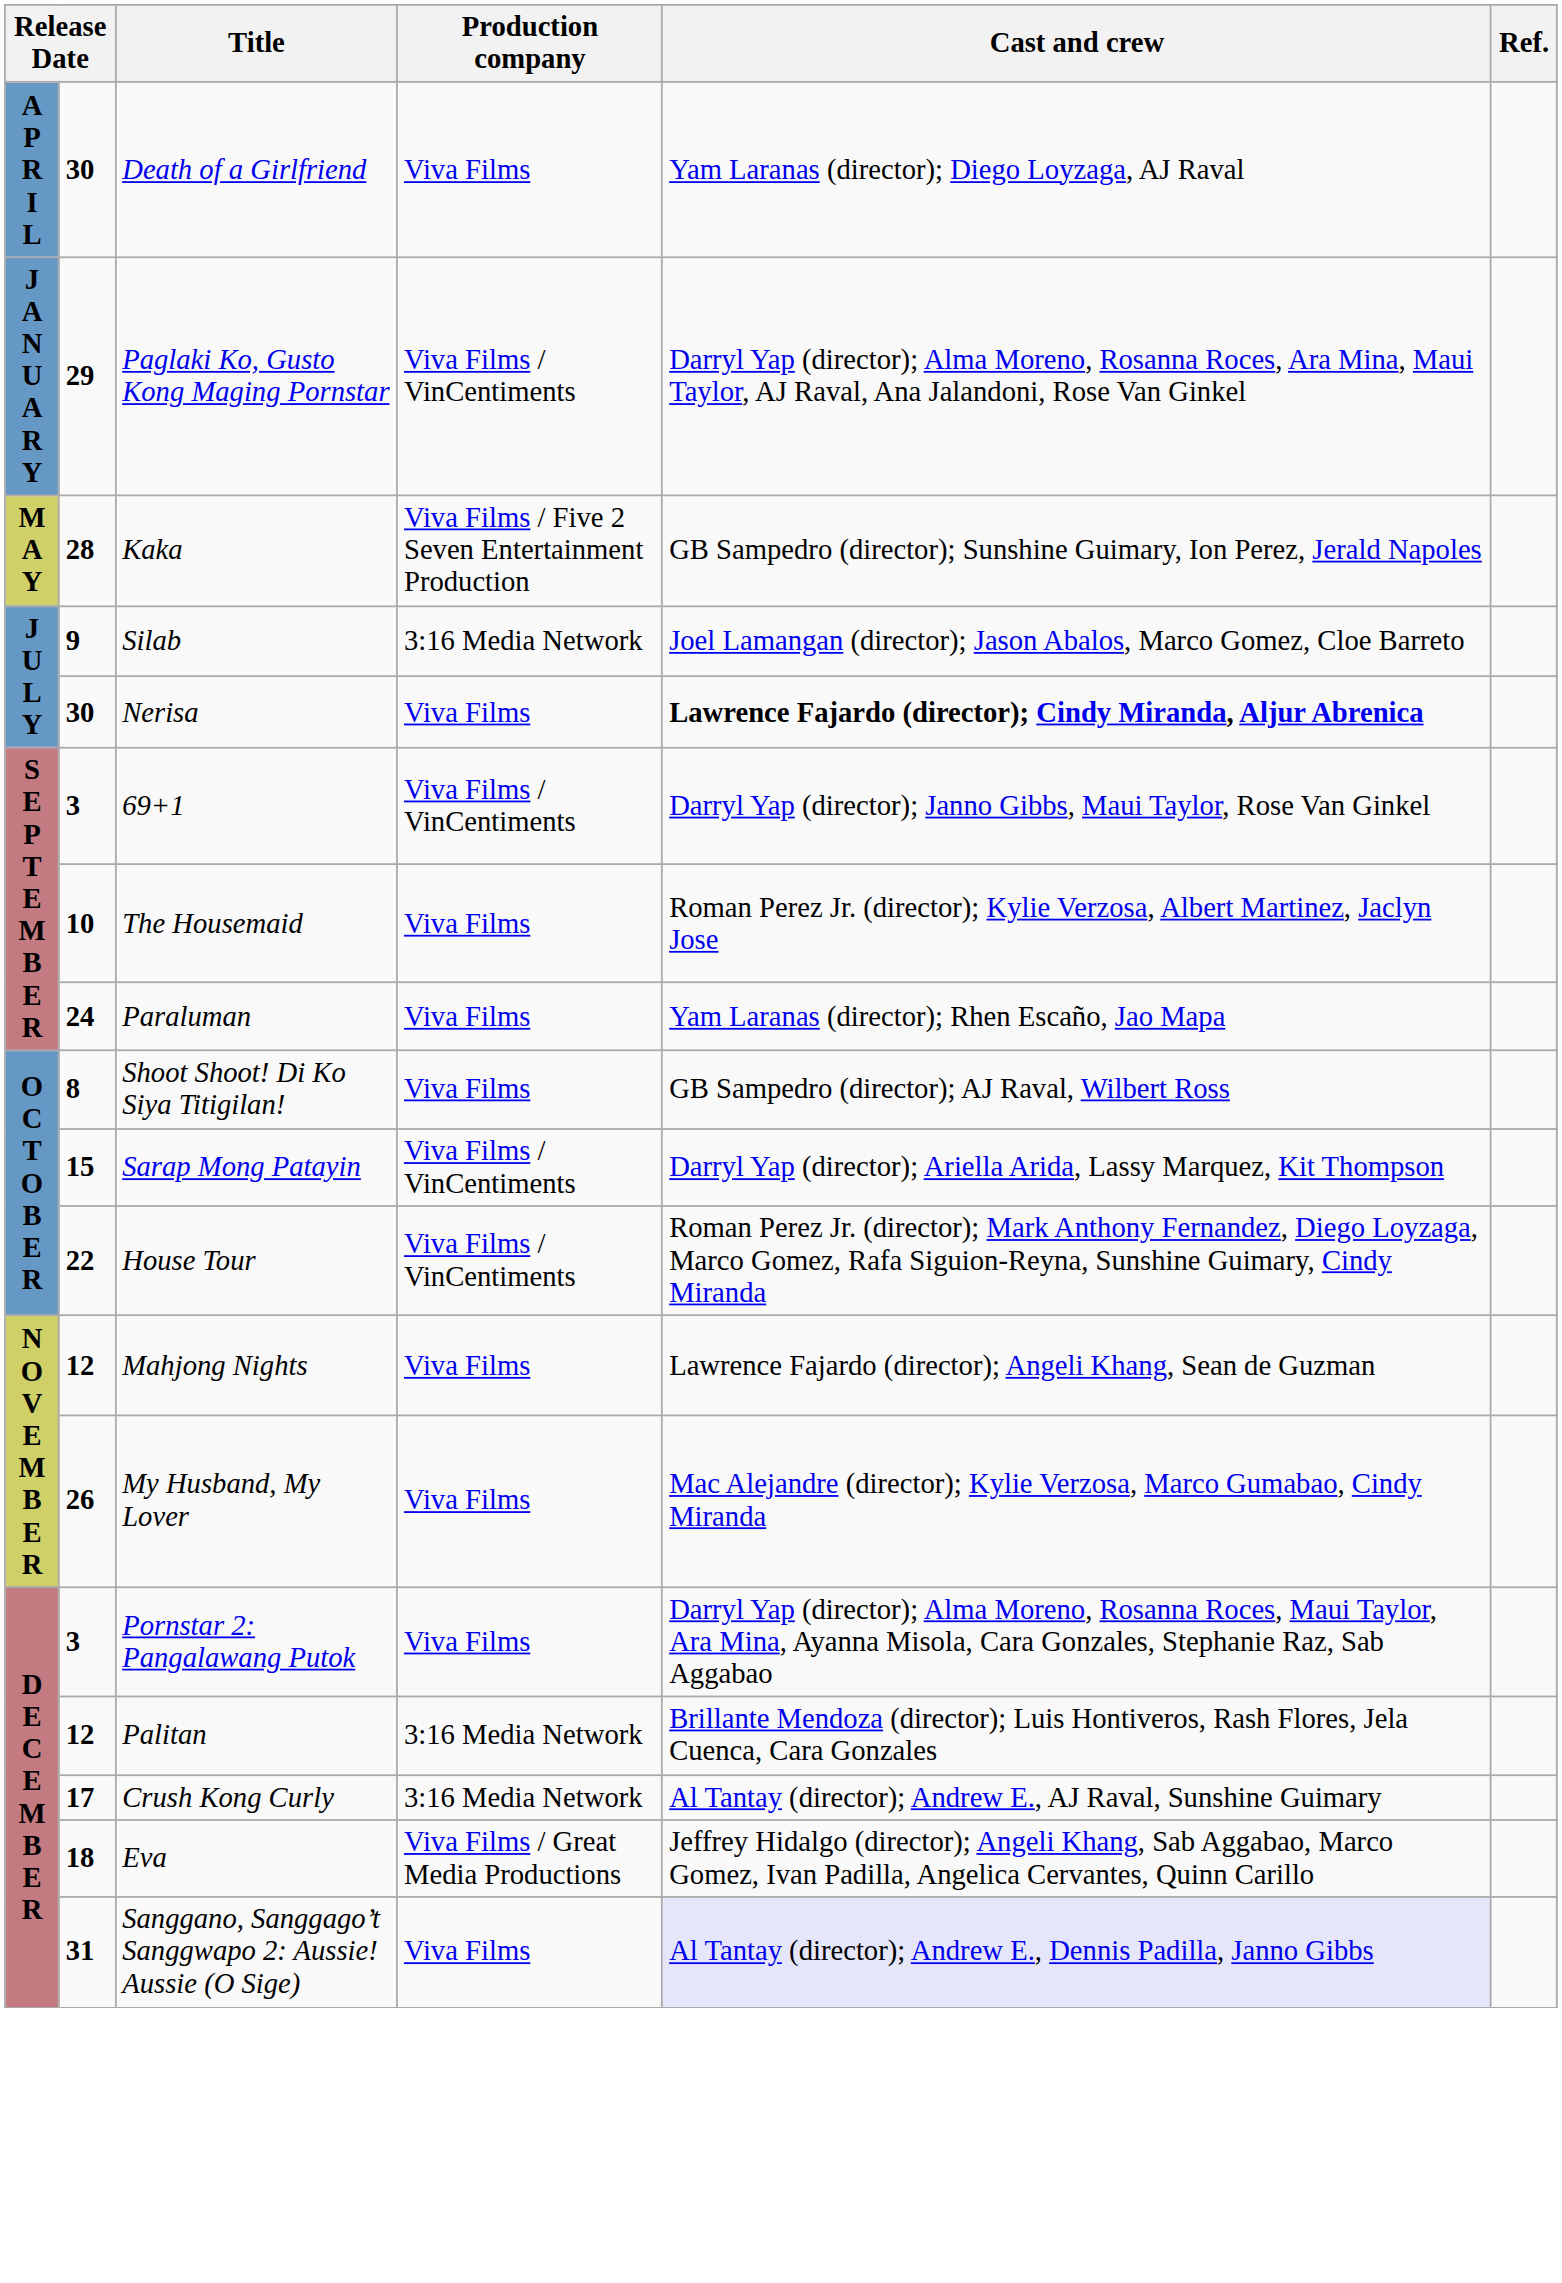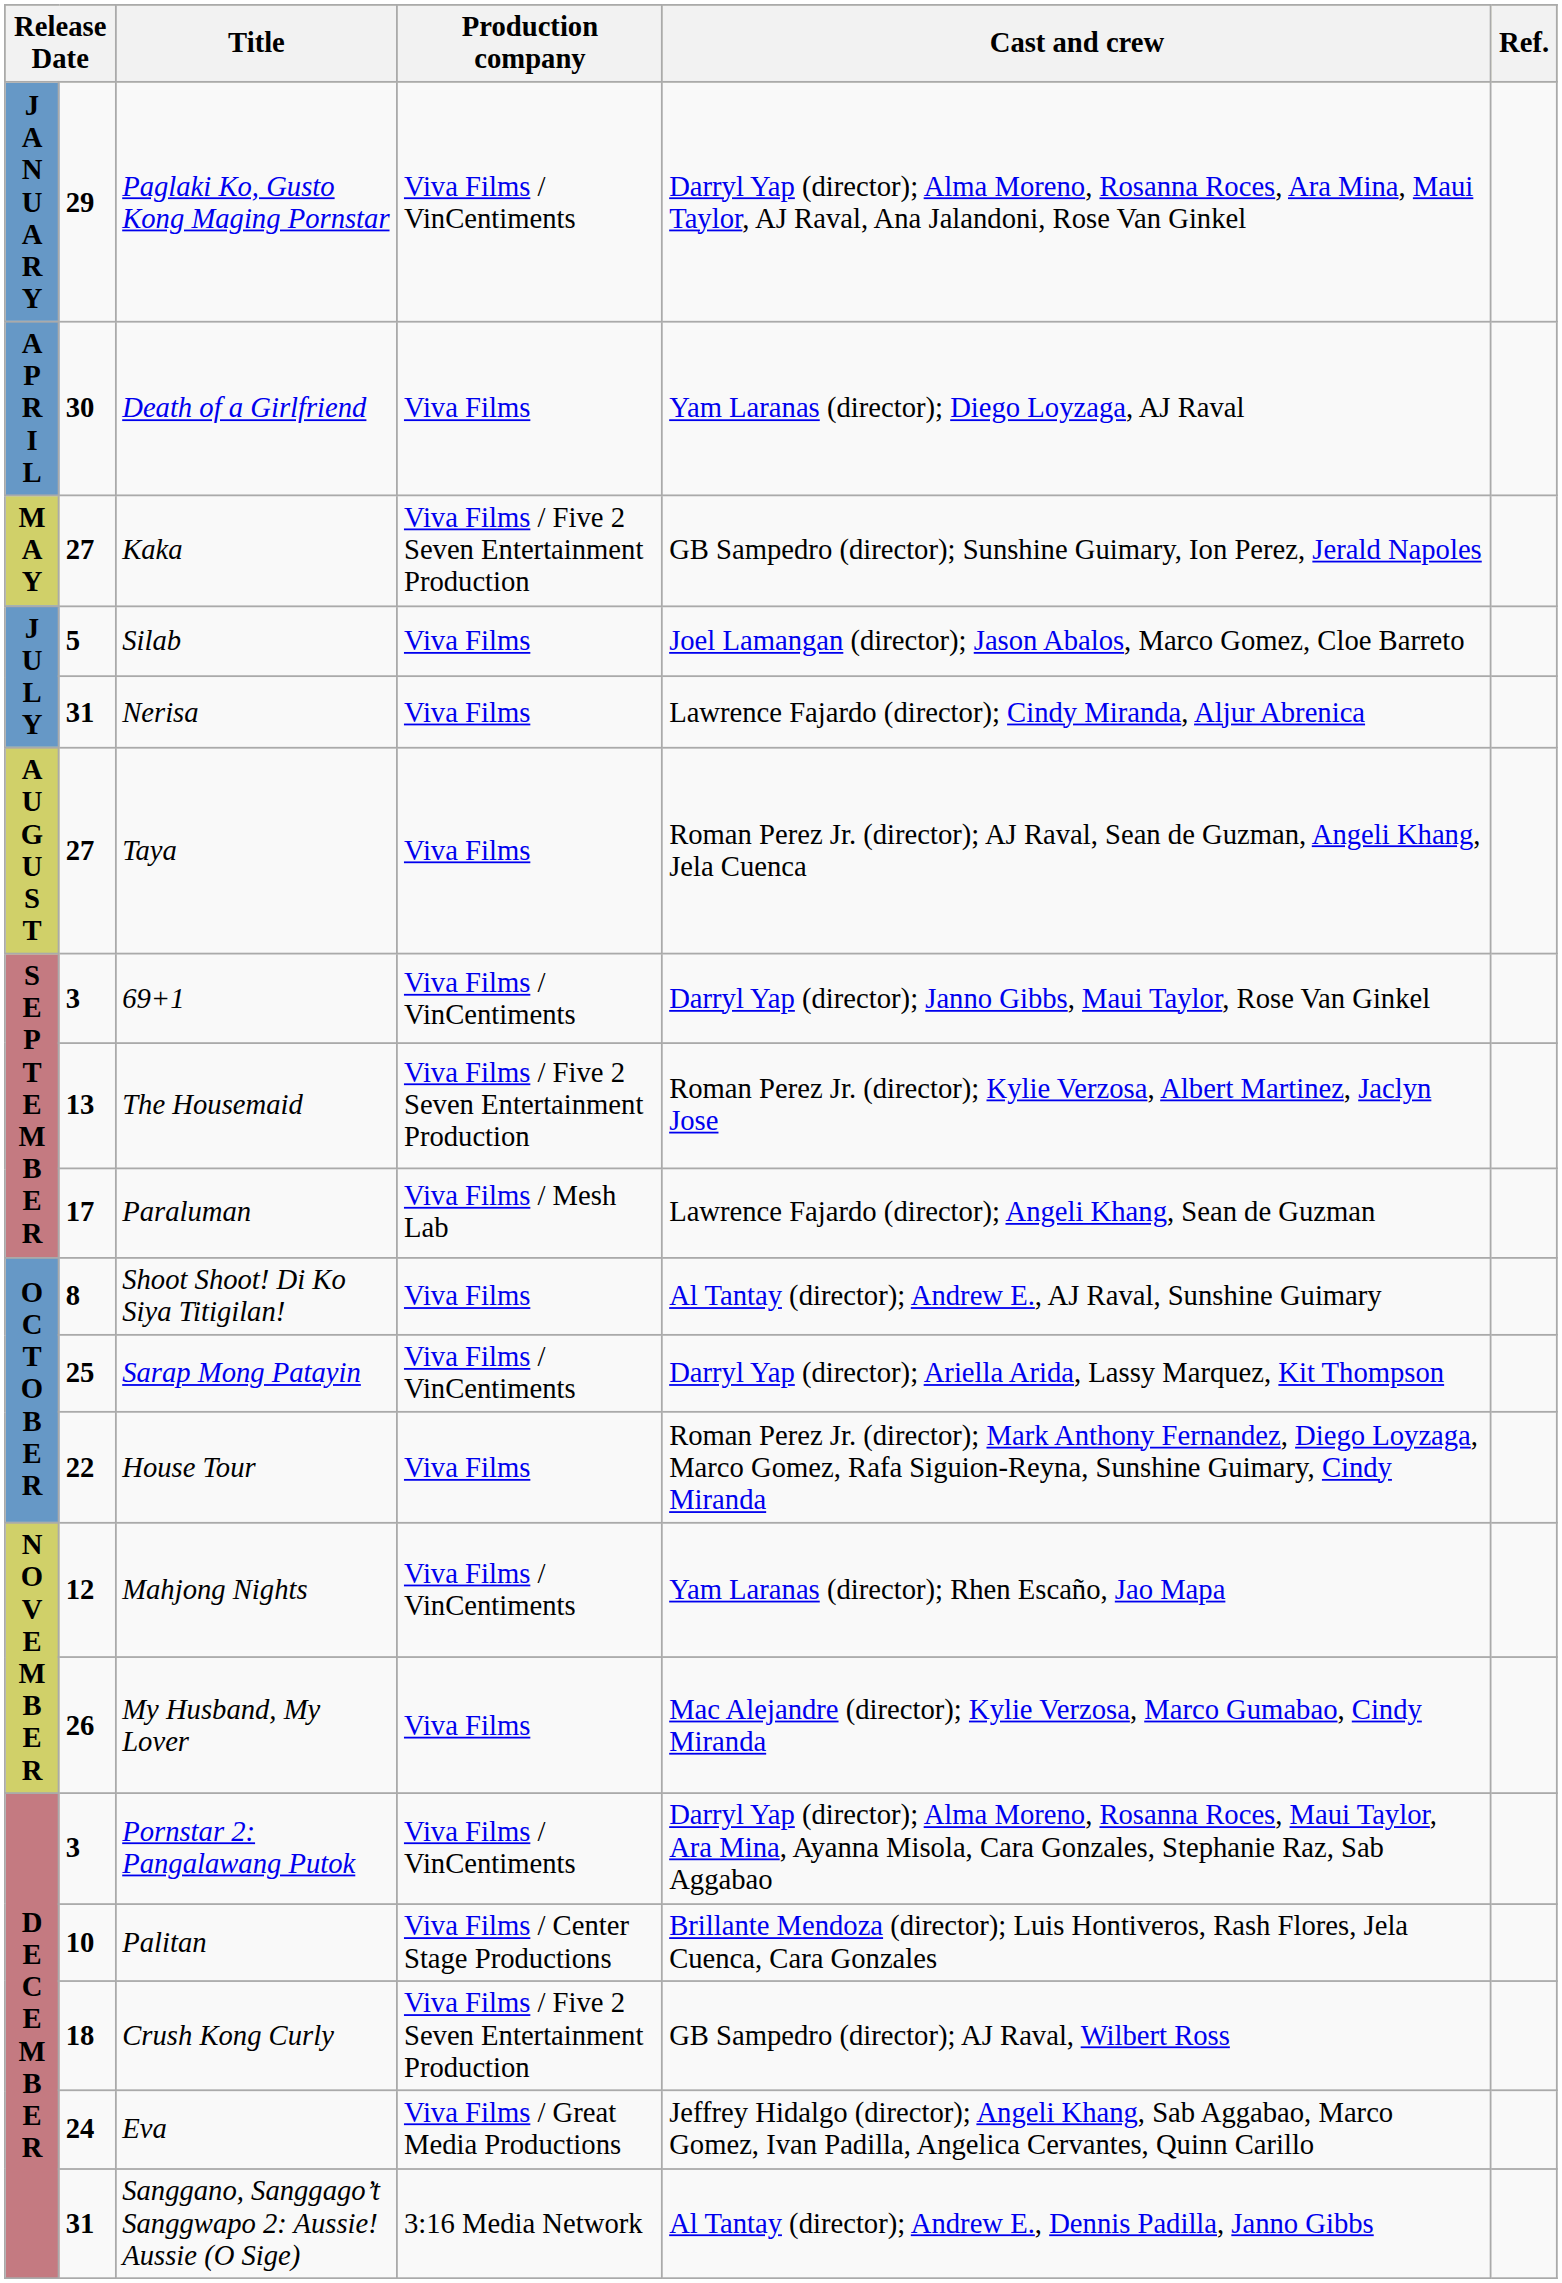rows swapped: (256, 375) <-> (244, 169)
(80, 550) 28 -> (80, 550) 27
(73, 640) 9 -> (73, 640) 5
(523, 640) 3:16 Media Network -> (467, 640) Viva Films
(80, 711) 30 -> (80, 711) 31
(1046, 711) bold -> (1017, 711) normal
+ row: (150, 850)
(80, 923) 10 -> (80, 1105) 13
(467, 923) Viva Films -> (524, 1105) Viva Films / Five 2 Seven Entertainment Production
(80, 1015) 24 -> (80, 1212) 17
(467, 1015) Viva Films -> (510, 1212) Viva Films / Mesh Lab
(947, 1015) Yam Laranas (director); Rhen Escaño, Jao Mapa -> (1022, 1212) Lawrence Fajardo (director); Angeli Khang, Sean de Guzman
(950, 1089) GB Sampedro (director); AJ Raval, Wilbert Ross -> (1025, 1295) Al Tantay (director); Andrew E., AJ Raval, Sunshine Guimary
(80, 1166) 15 -> (80, 1373) 25
(490, 1260) Viva Films / VinCentiments -> (467, 1467) Viva Films
(467, 1365) Viva Films -> (490, 1589) Viva Films / VinCentiments
(1022, 1365) Lawrence Fajardo (director); Angeli Khang, Sean de Guzman -> (947, 1589) Yam Laranas (director); Rhen Escaño, Jao Mapa
(467, 1641) Viva Films -> (490, 1847) Viva Films / VinCentiments
(80, 1735) 12 -> (80, 1941) 10
(523, 1735) 3:16 Media Network -> (516, 1941) Viva Films / Center Stage Productions
(80, 1796) 17 -> (80, 2035) 18
(523, 1796) 3:16 Media Network -> (524, 2035) Viva Films / Five 2 Seven Entertainment Production
(1025, 1796) Al Tantay (director); Andrew E., AJ Raval, Sunshine Guimary -> (950, 2035) GB Sampedro (director); AJ Raval, Wilbert Ross
(80, 1858) 18 -> (80, 2129) 24
(467, 1951) Viva Films -> (523, 2222) 3:16 Media Network
(1021, 1951) lavender background -> (1021, 2222) no background
